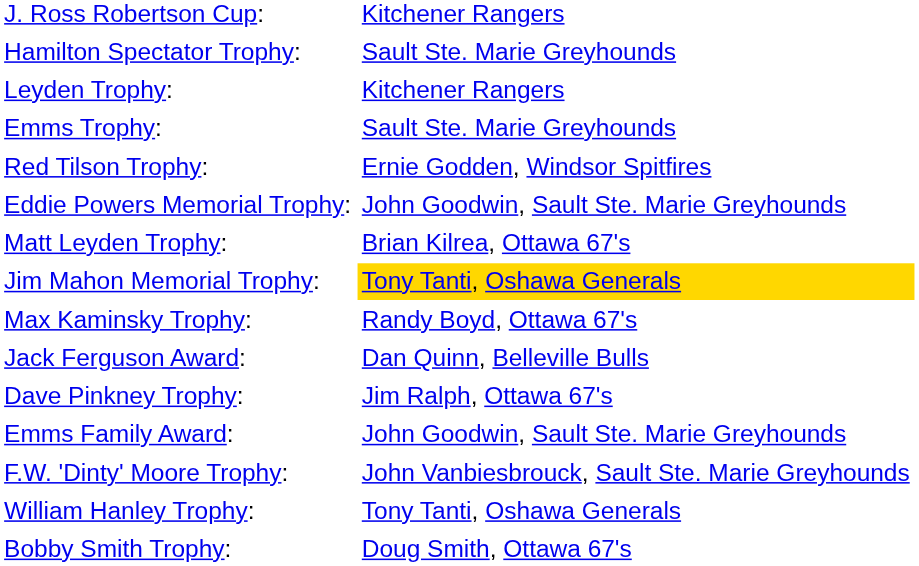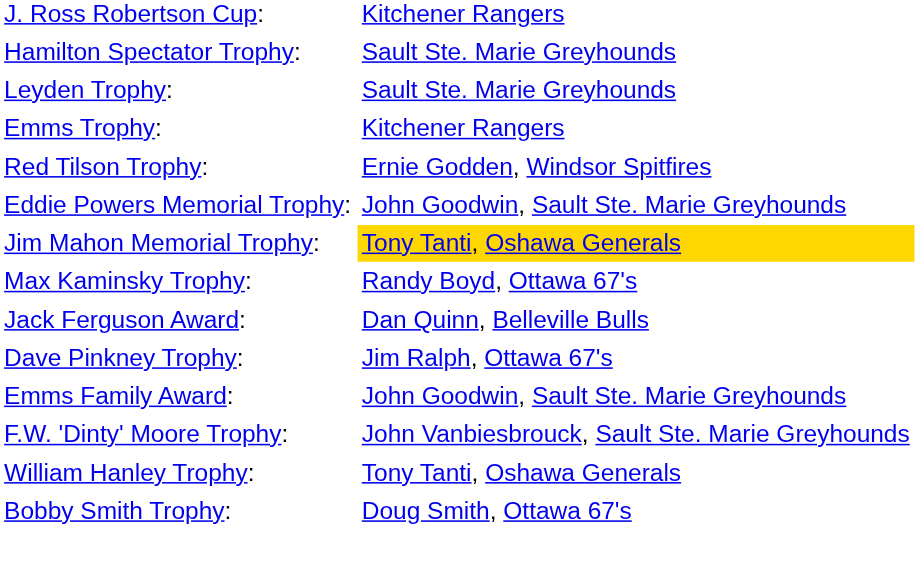(463, 90) Kitchener Rangers -> (519, 90) Sault Ste. Marie Greyhounds
(519, 128) Sault Ste. Marie Greyhounds -> (463, 128) Kitchener Rangers
- row: (116, 243)
